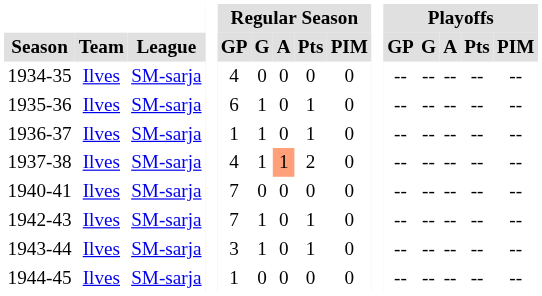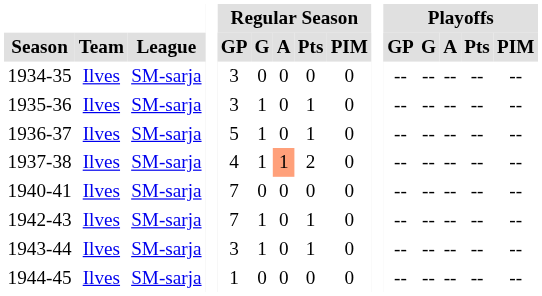(234, 75) 4 -> (234, 75) 3
(234, 104) 6 -> (234, 104) 3
(234, 133) 1 -> (234, 133) 5
